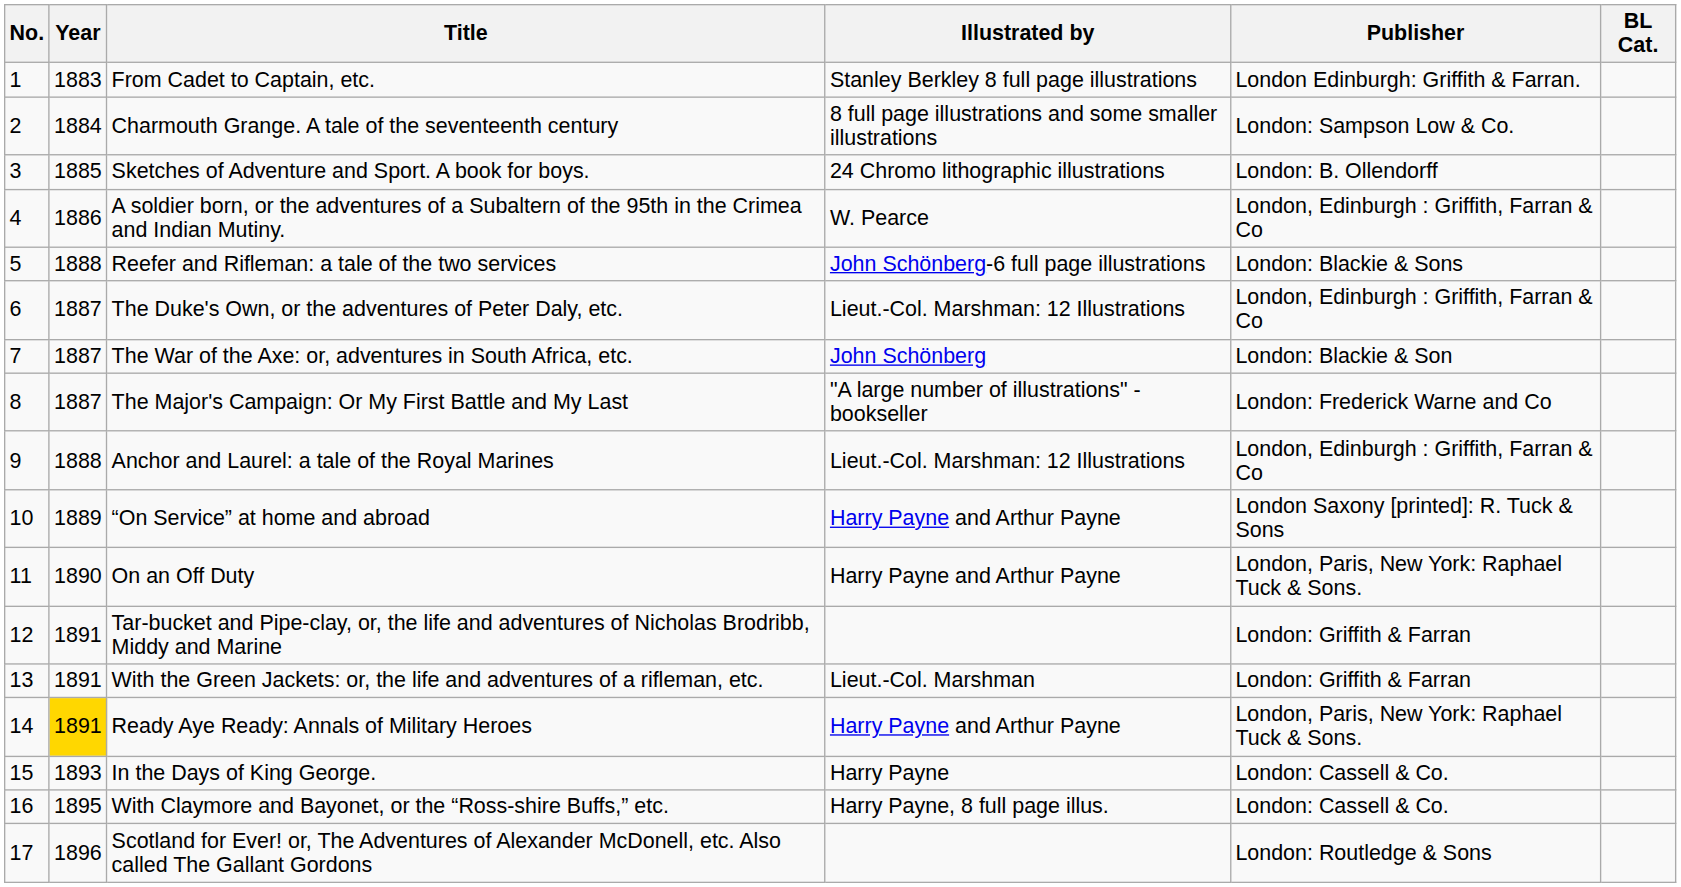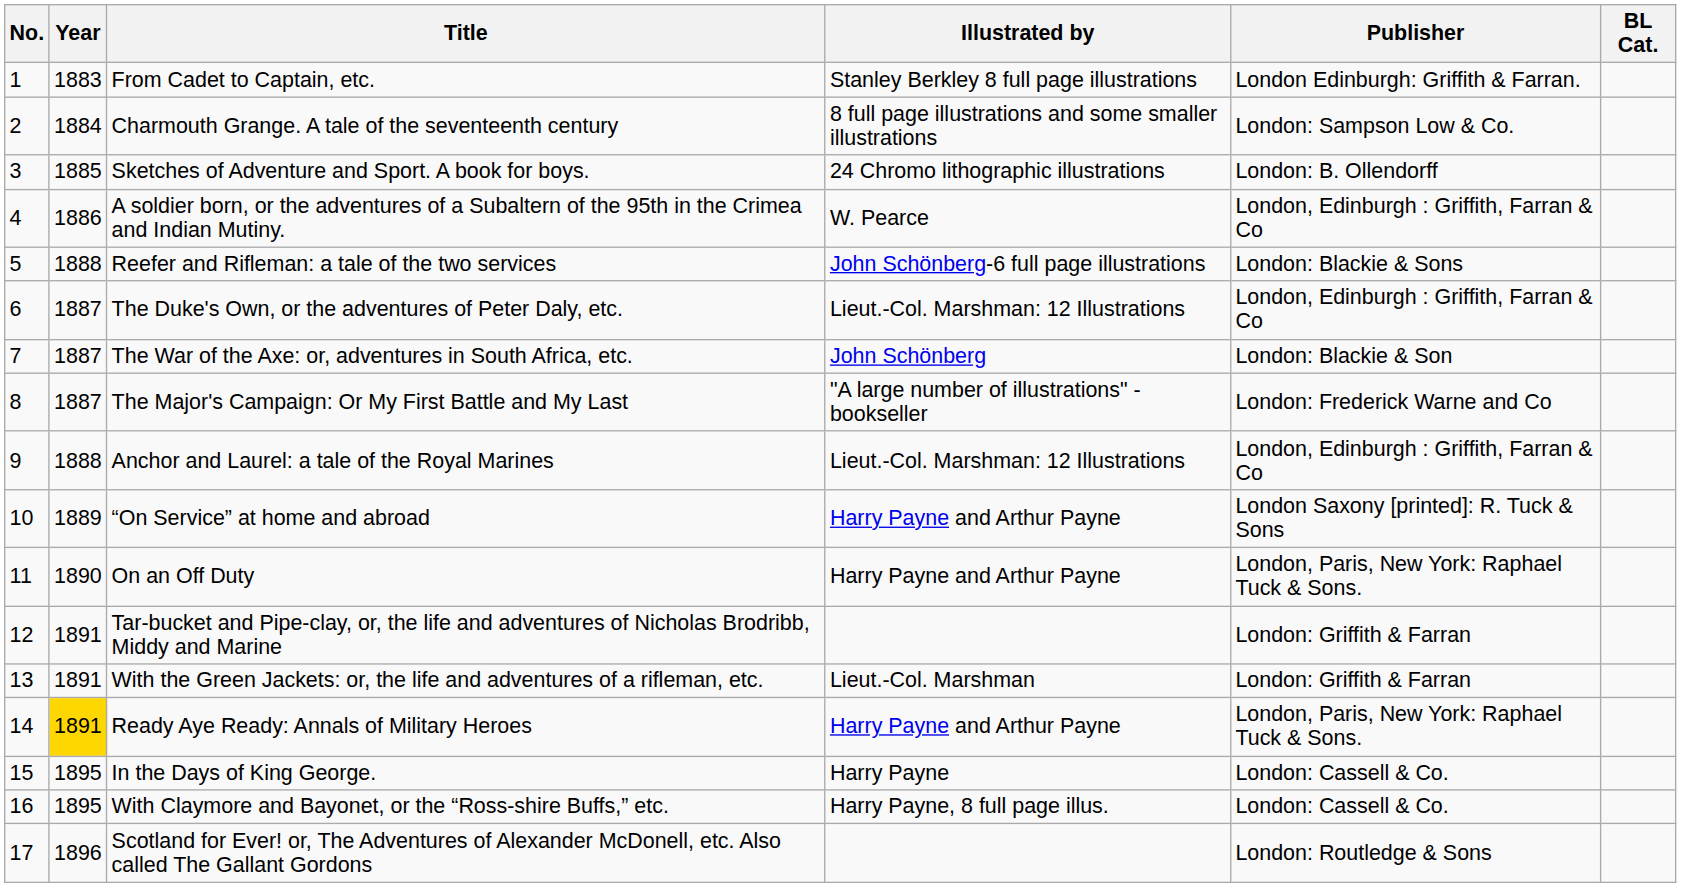(78, 772) 1893 -> (78, 772) 1895
